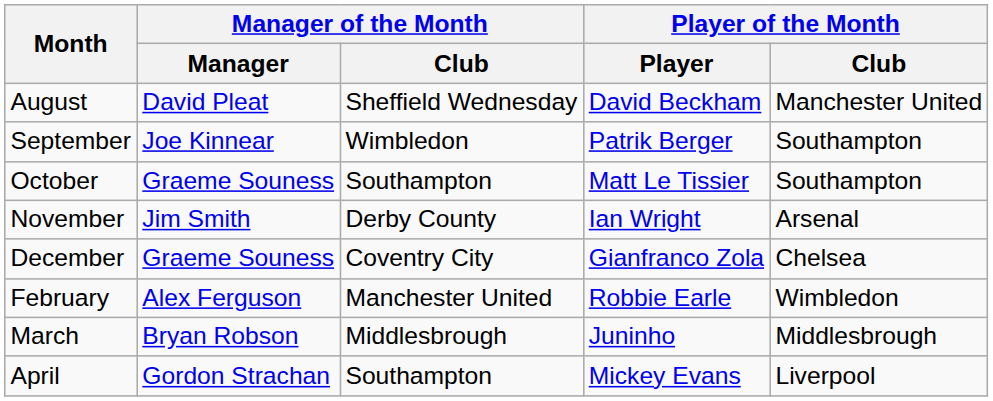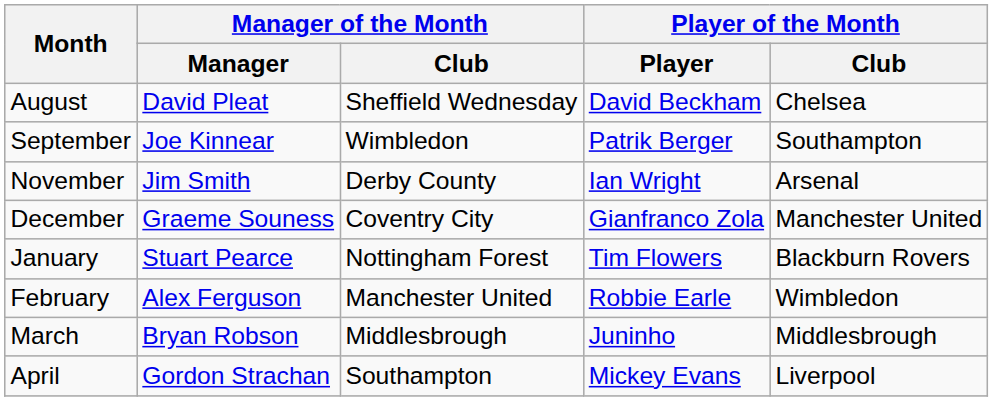(879, 102) Manchester United -> (821, 102) Chelsea
- row: (54, 180)
(821, 258) Chelsea -> (879, 219) Manchester United
+ row: (54, 258)
